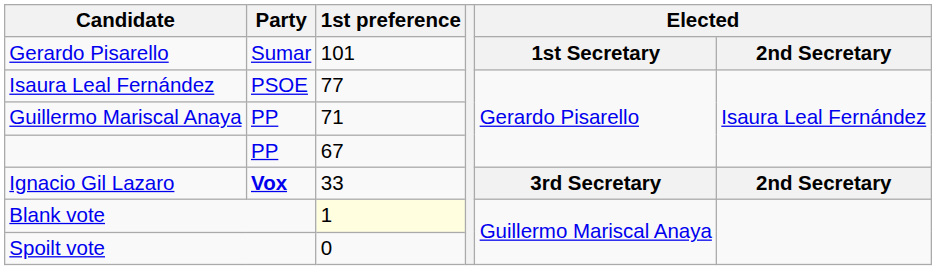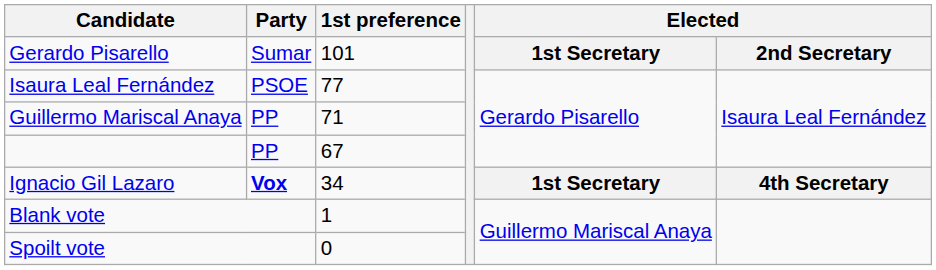(332, 183) 33 -> (332, 183) 34
(596, 183) 3rd Secretary -> (596, 183) 1st Secretary
(824, 183) 2nd Secretary -> (824, 183) 4th Secretary
(326, 215) lightyellow background -> (326, 215) no background
